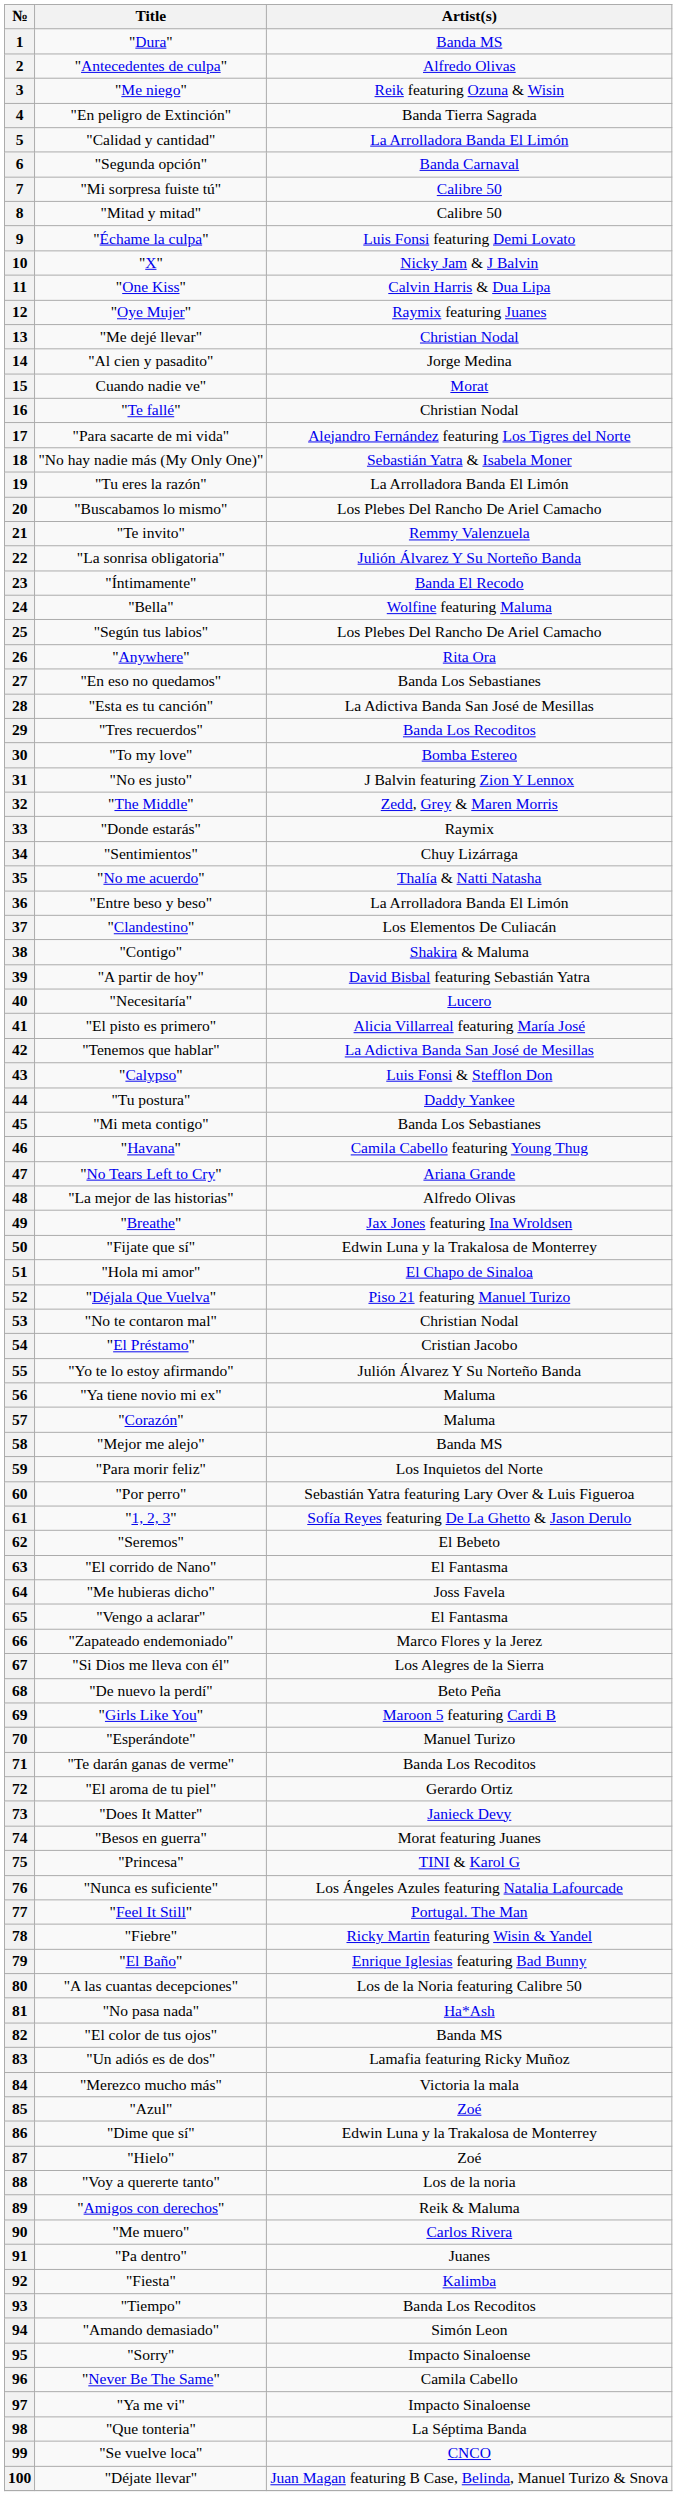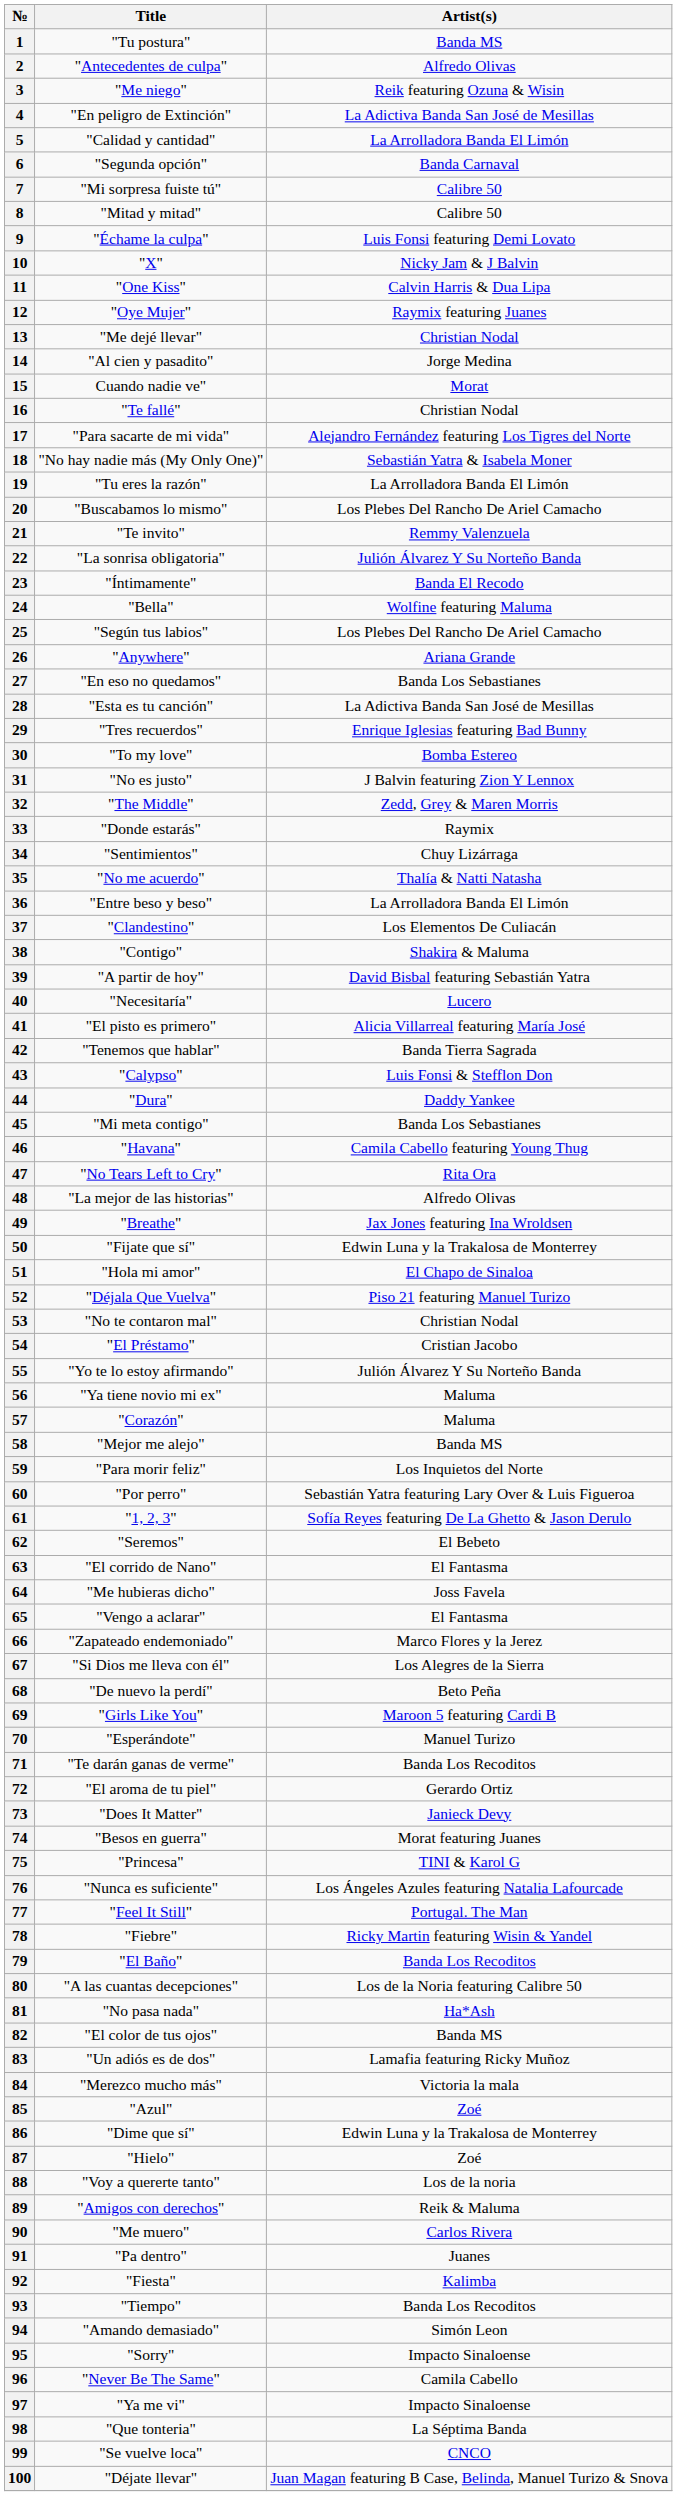(151, 41) "Dura" -> (151, 41) "Tu postura"
(469, 115) Banda Tierra Sagrada -> (469, 115) La Adictiva Banda San José de Mesillas
(469, 656) Rita Ora -> (469, 656) Ariana Grande
(469, 730) Banda Los Recoditos -> (469, 730) Enrique Iglesias featuring Bad Bunny
(469, 1050) La Adictiva Banda San José de Mesillas -> (469, 1050) Banda Tierra Sagrada
(151, 1099) "Tu postura" -> (151, 1099) "Dura"
(469, 1173) Ariana Grande -> (469, 1173) Rita Ora
(469, 1961) Enrique Iglesias featuring Bad Bunny -> (469, 1961) Banda Los Recoditos
